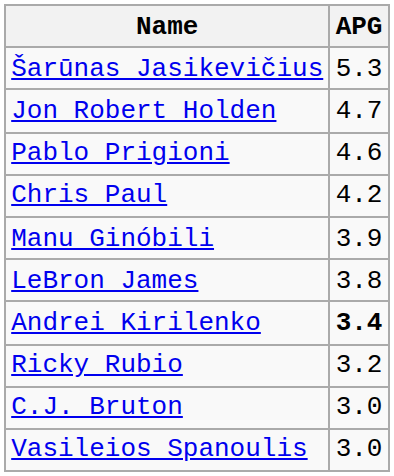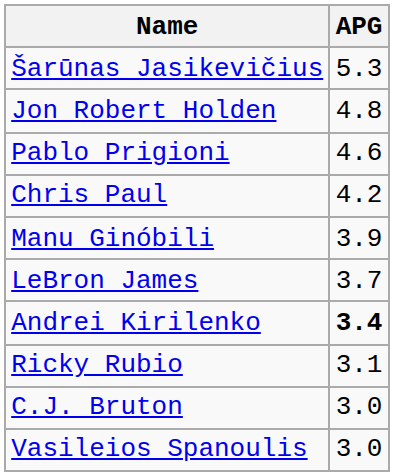(359, 111) 4.7 -> (359, 111) 4.8
(359, 280) 3.8 -> (359, 280) 3.7
(359, 365) 3.2 -> (359, 365) 3.1
